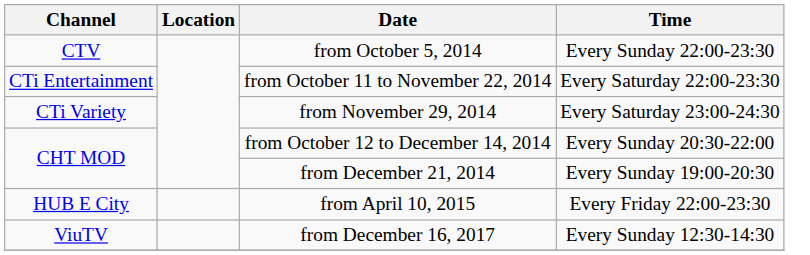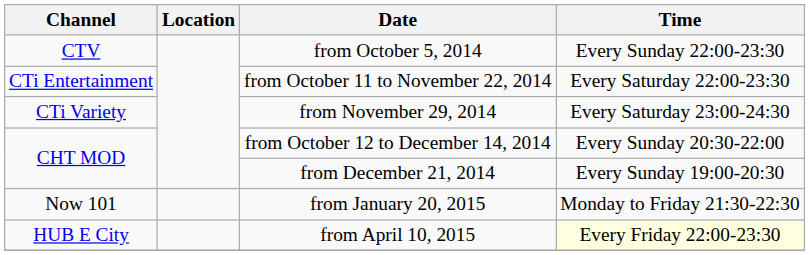+ row: (398, 204)
(670, 204) no background -> (680, 234) lightyellow background
- row: (398, 234)
